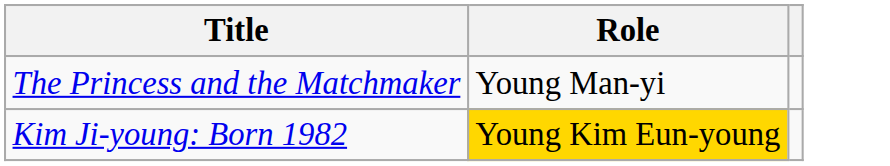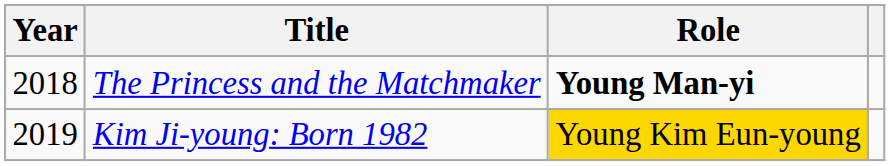+ column: (45, 30)
(570, 82) normal -> (655, 82) bold
